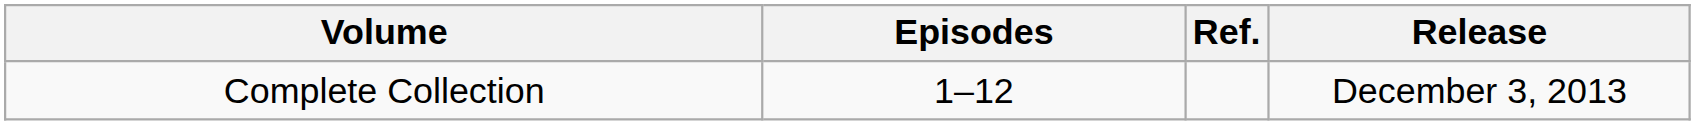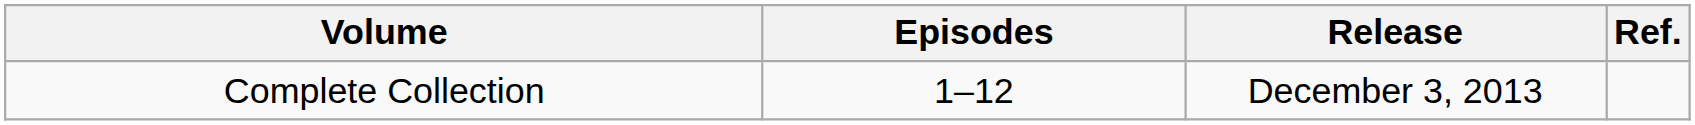columns swapped: (1479, 32) <-> (1227, 32)
